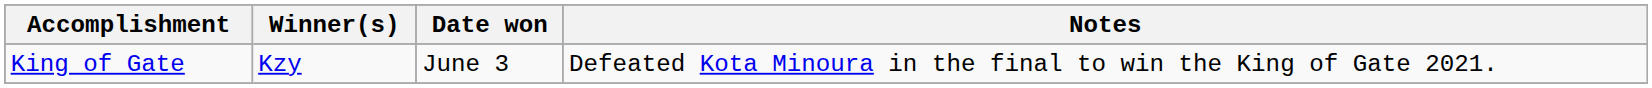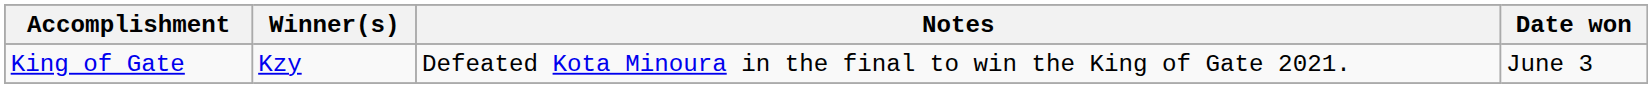columns swapped: (490, 25) <-> (1105, 25)
